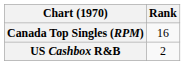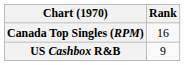(163, 51) 2 -> (163, 51) 9
